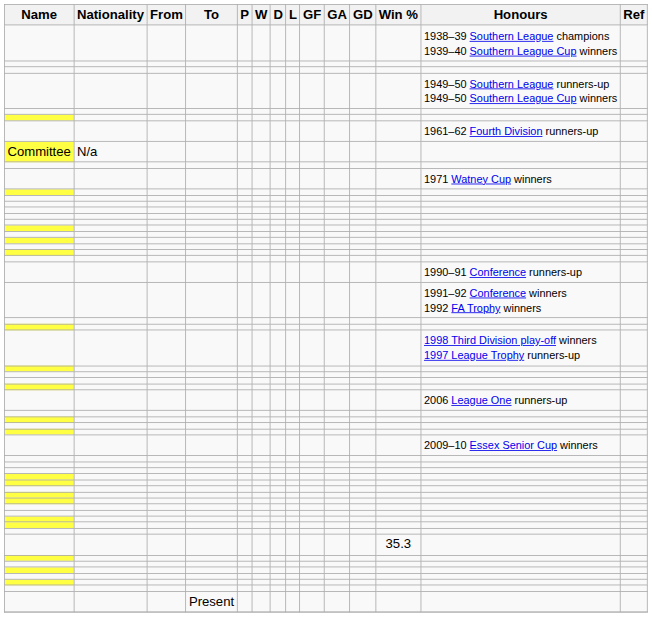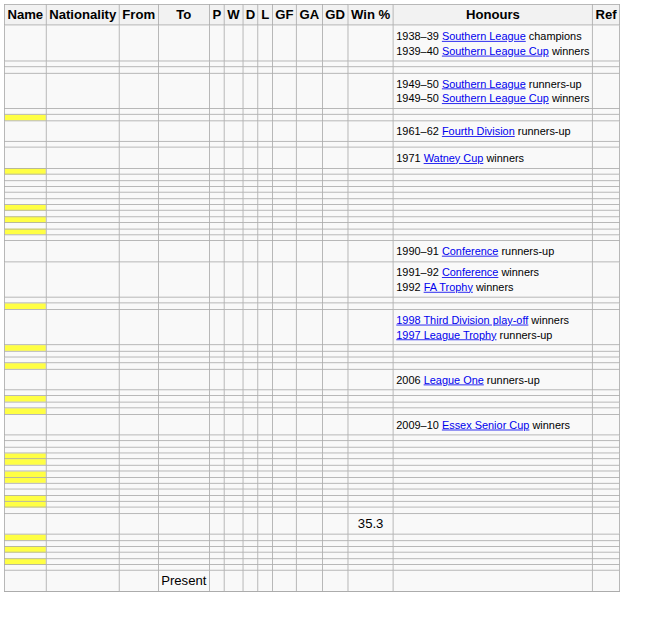- row: (39, 151)
